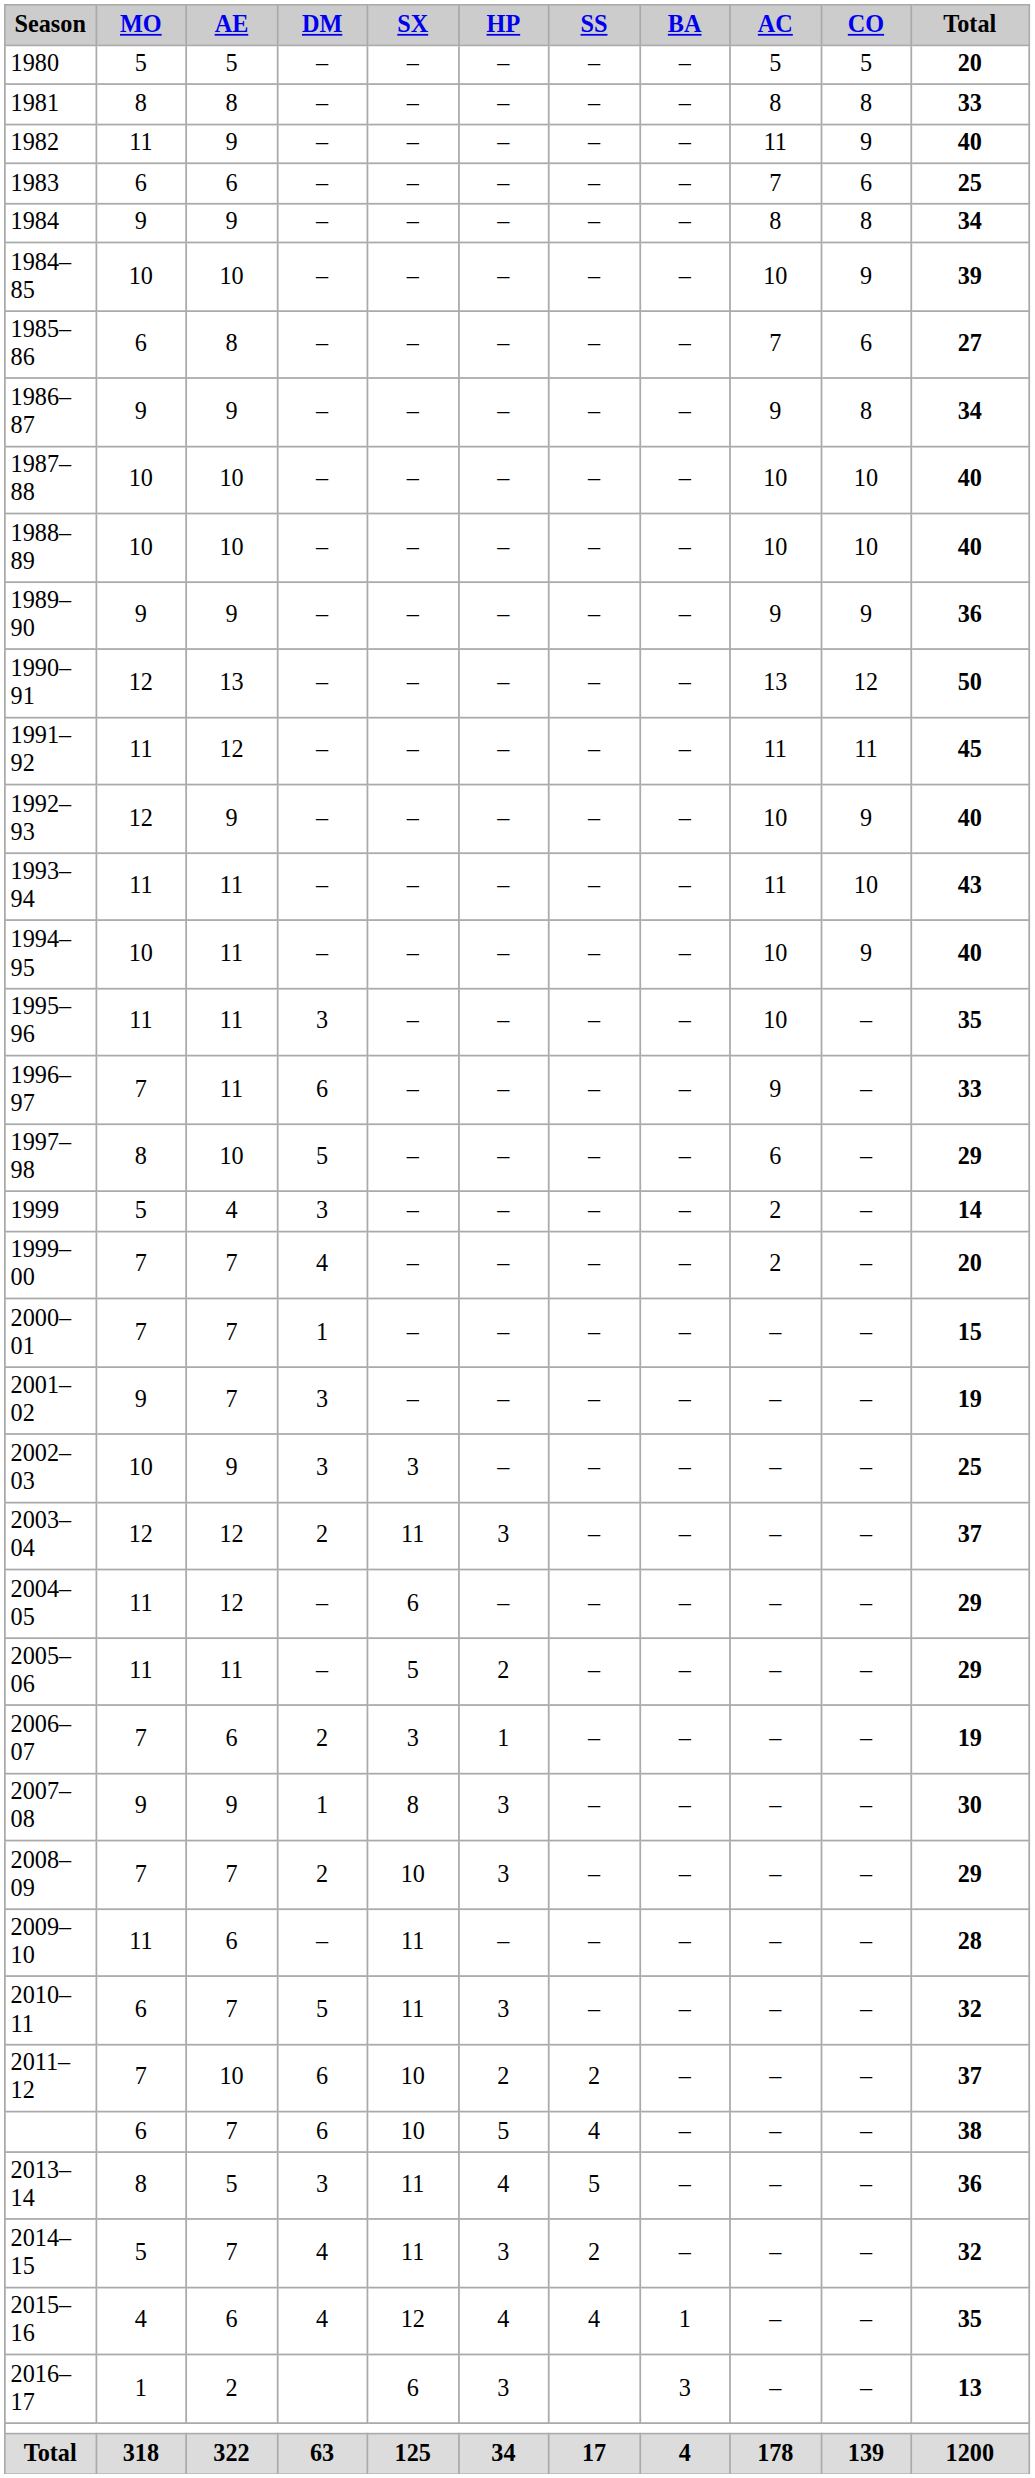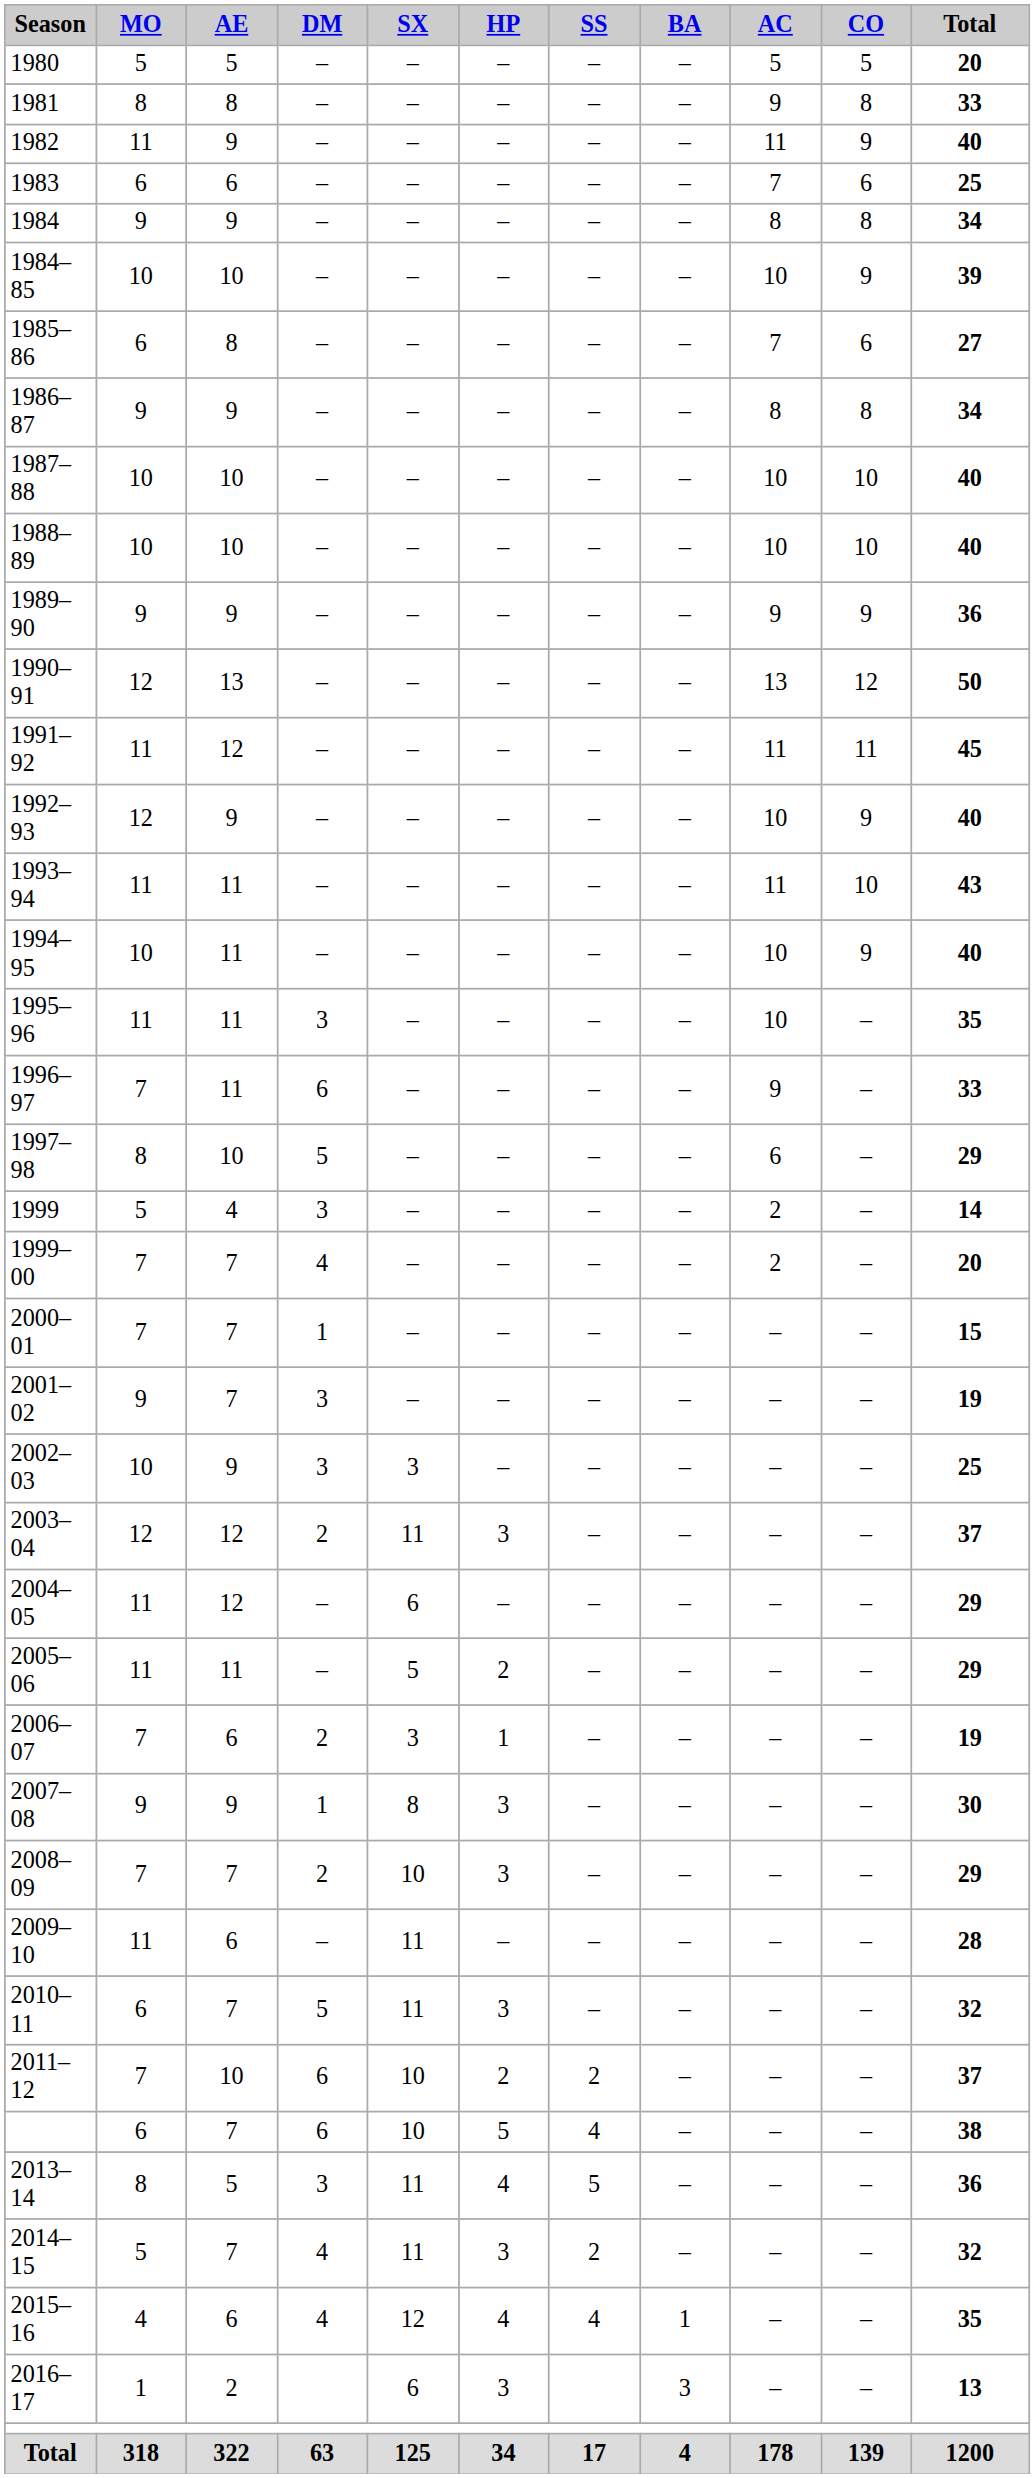(775, 103) 8 -> (775, 103) 9
(775, 411) 9 -> (775, 411) 8
